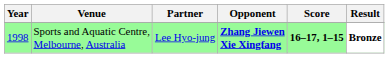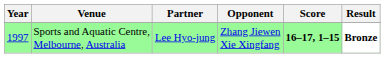(18, 37) 1998 -> (18, 37) 1997
(252, 37) bold -> (250, 37) normal
